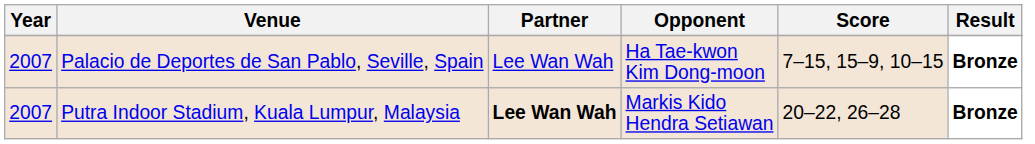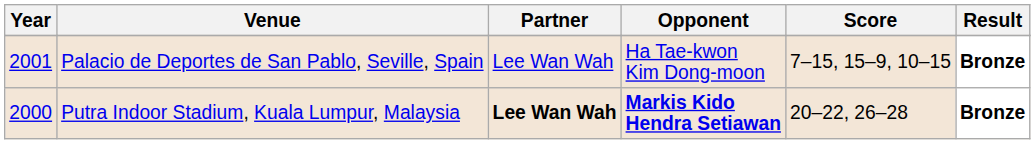(31, 62) 2007 -> (31, 62) 2001
(31, 113) 2007 -> (31, 113) 2000
(700, 113) normal -> (703, 113) bold
